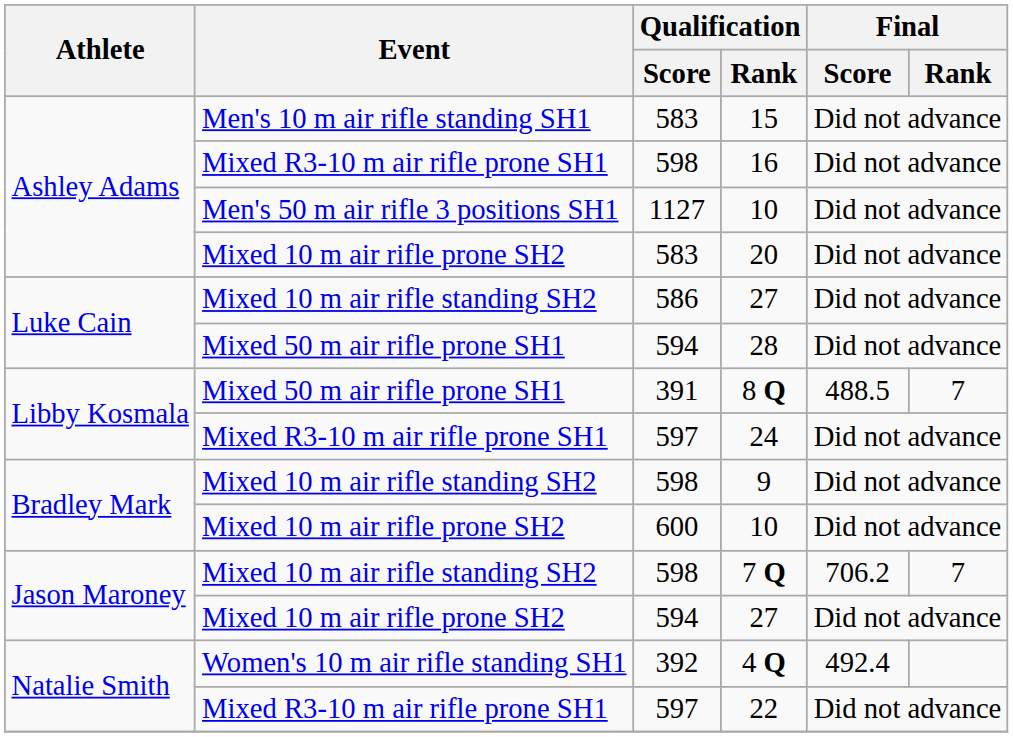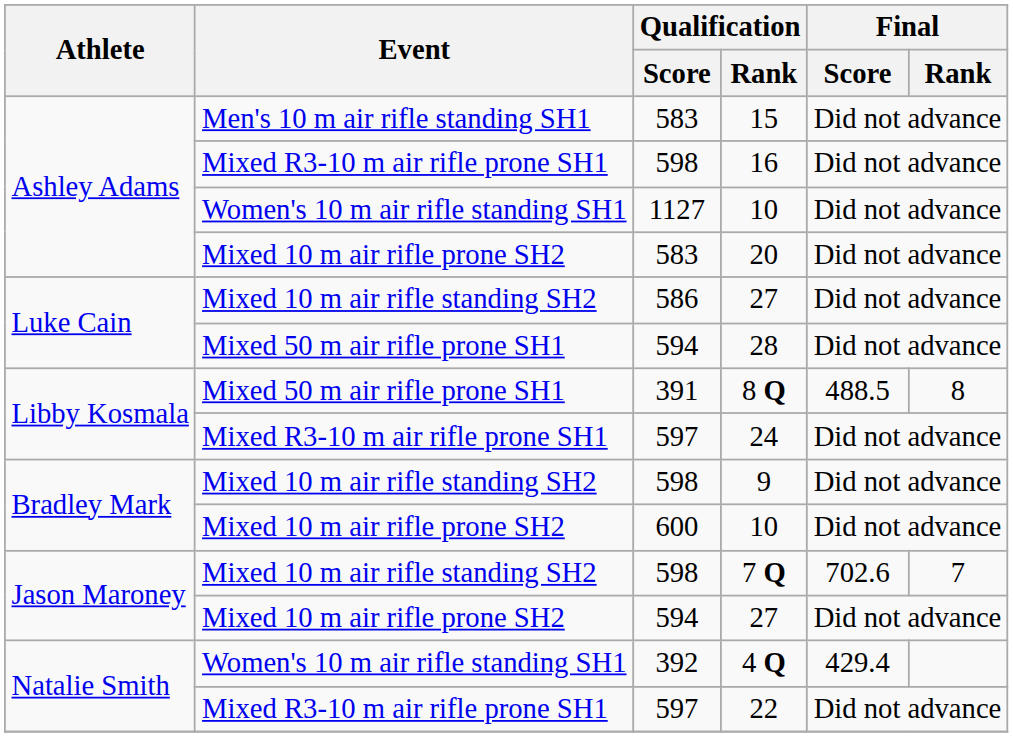(410, 208) Men's 50 m air rifle 3 positions SH1 -> (414, 208) Women's 10 m air rifle standing SH1
(958, 390) 7 -> (958, 390) 8
(858, 572) 706.2 -> (858, 572) 702.6
(858, 663) 492.4 -> (858, 663) 429.4
